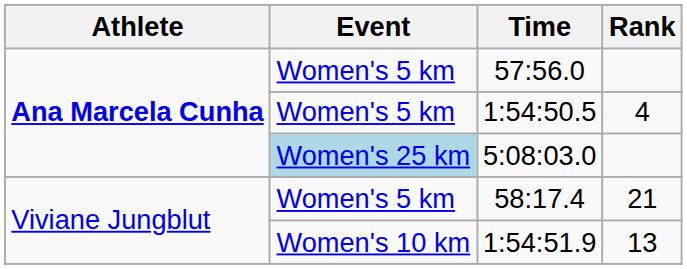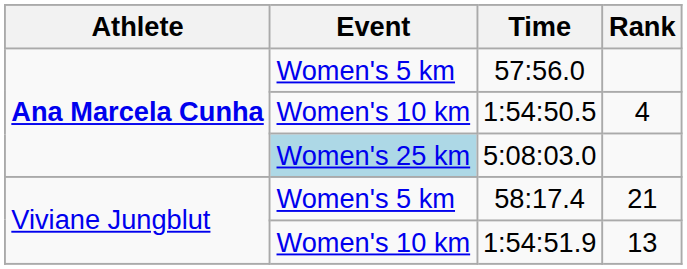(366, 113) Women's 5 km -> (373, 113) Women's 10 km
